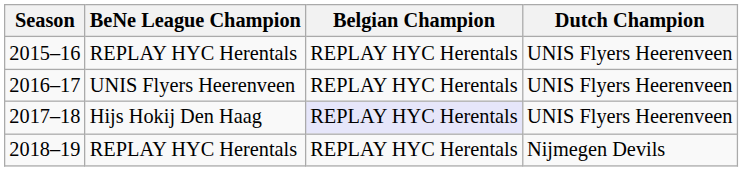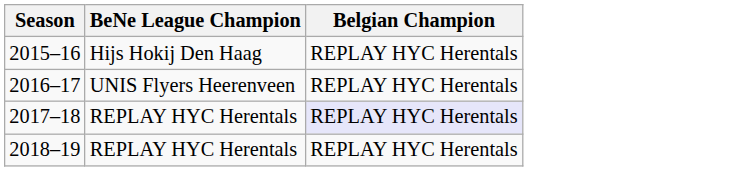- column: (630, 20)
(193, 52) REPLAY HYC Herentals -> (176, 52) Hijs Hokij Den Haag
(176, 117) Hijs Hokij Den Haag -> (193, 117) REPLAY HYC Herentals
